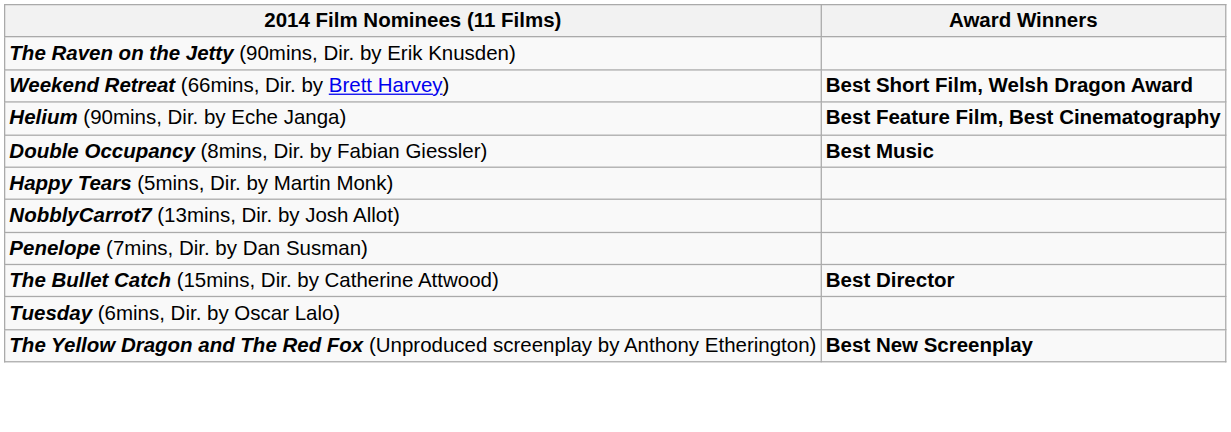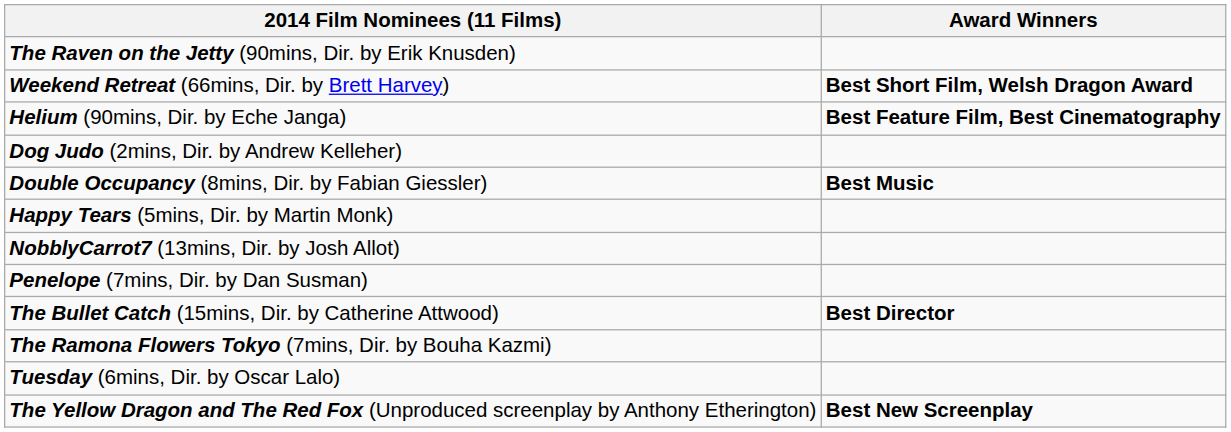+ row: (206, 150)
+ row: (280, 345)
